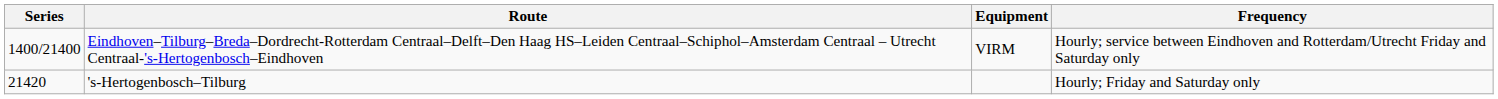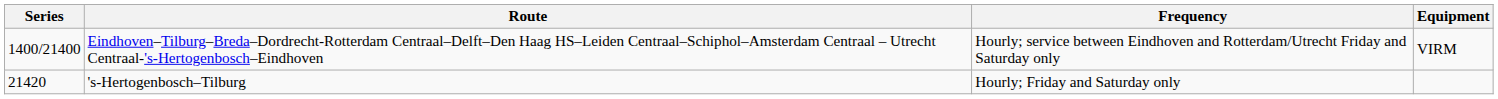columns swapped: (1012, 16) <-> (1272, 16)
